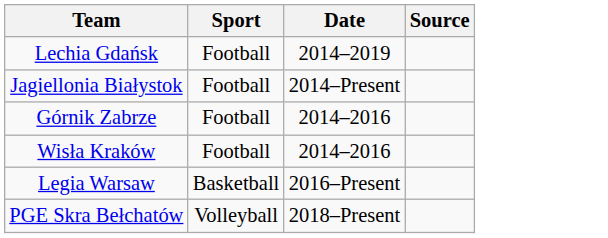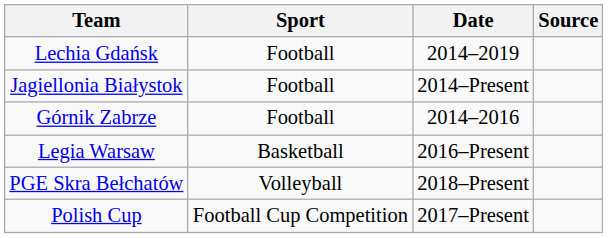- row: (96, 150)
+ row: (96, 215)
